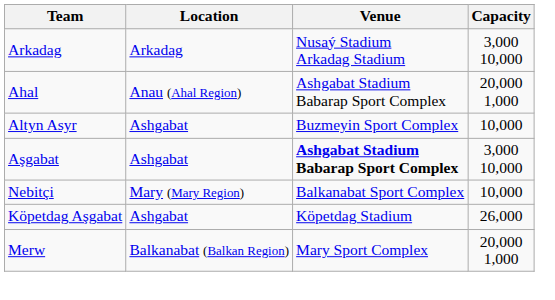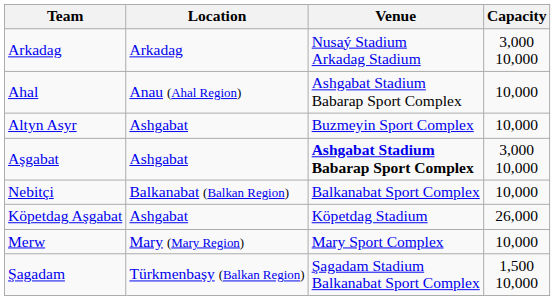(501, 92) 20,000 1,000 -> (517, 92) 10,000
(187, 192) Mary (Mary Region) -> (209, 192) Balkanabat (Balkan Region)
(209, 250) Balkanabat (Balkan Region) -> (187, 241) Mary (Mary Region)
(501, 250) 20,000 1,000 -> (517, 241) 10,000
+ row: (37, 274)
